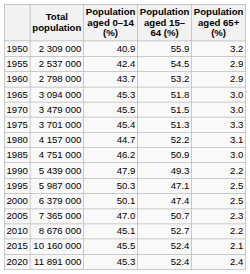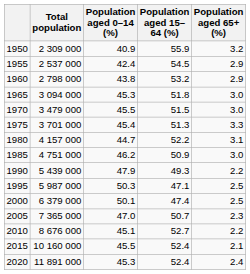(126, 79) 43.7 -> (126, 79) 43.8
